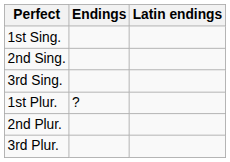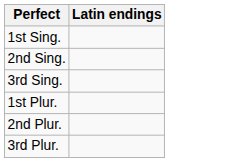- column: (99, 15)
